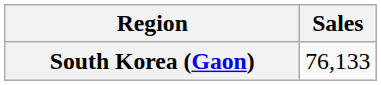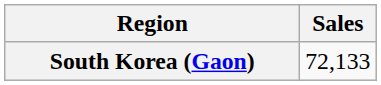(338, 60) 76,133 -> (338, 60) 72,133
